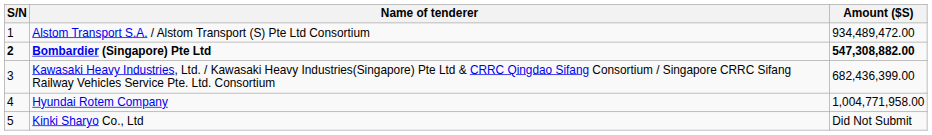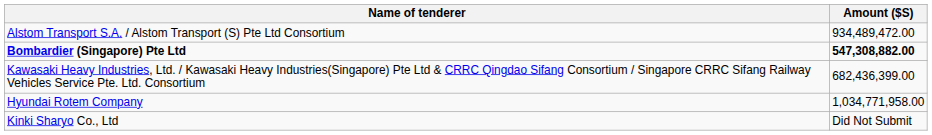- column: (17, 13)
(878, 102) 1,004,771,958.00 -> (878, 102) 1,034,771,958.00
